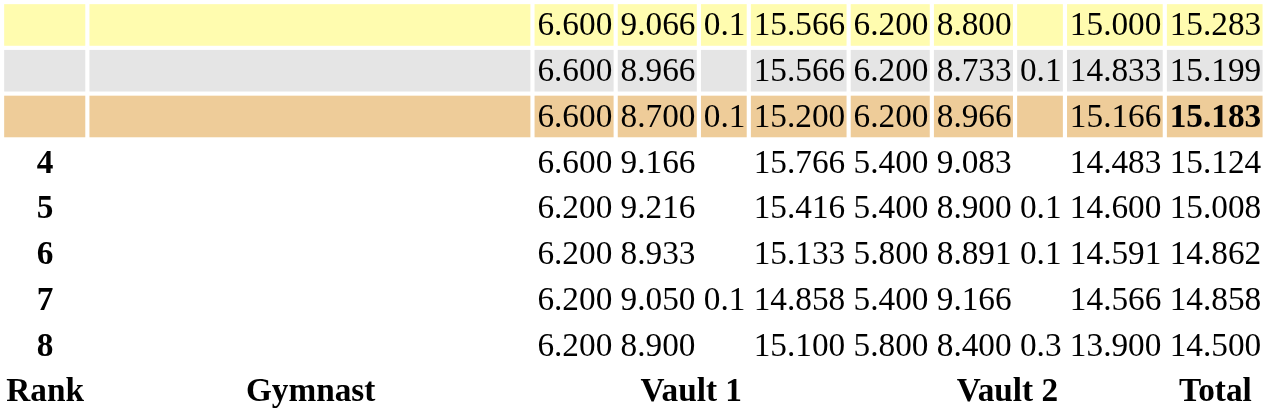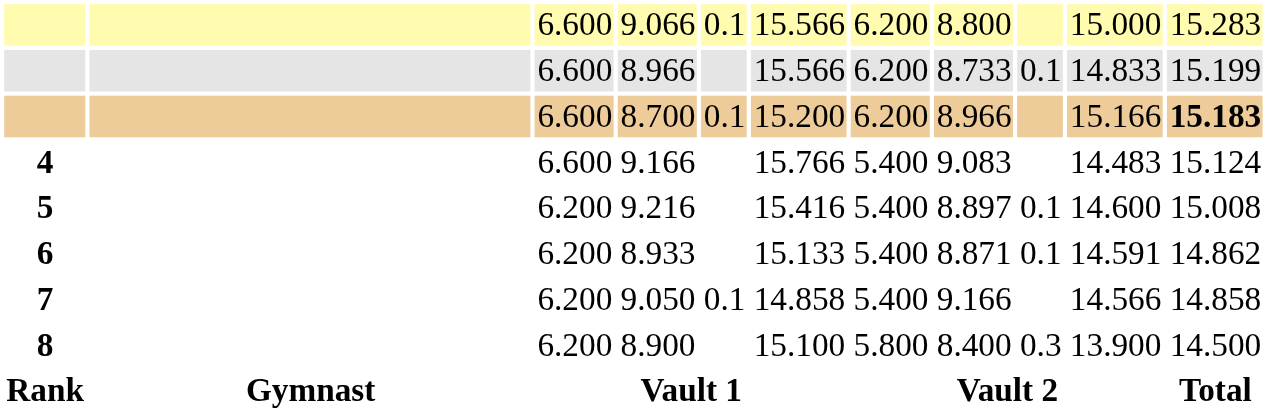(974, 207) 8.900 -> (974, 207) 8.897
(891, 253) 5.800 -> (891, 253) 5.400
(974, 253) 8.891 -> (974, 253) 8.871
